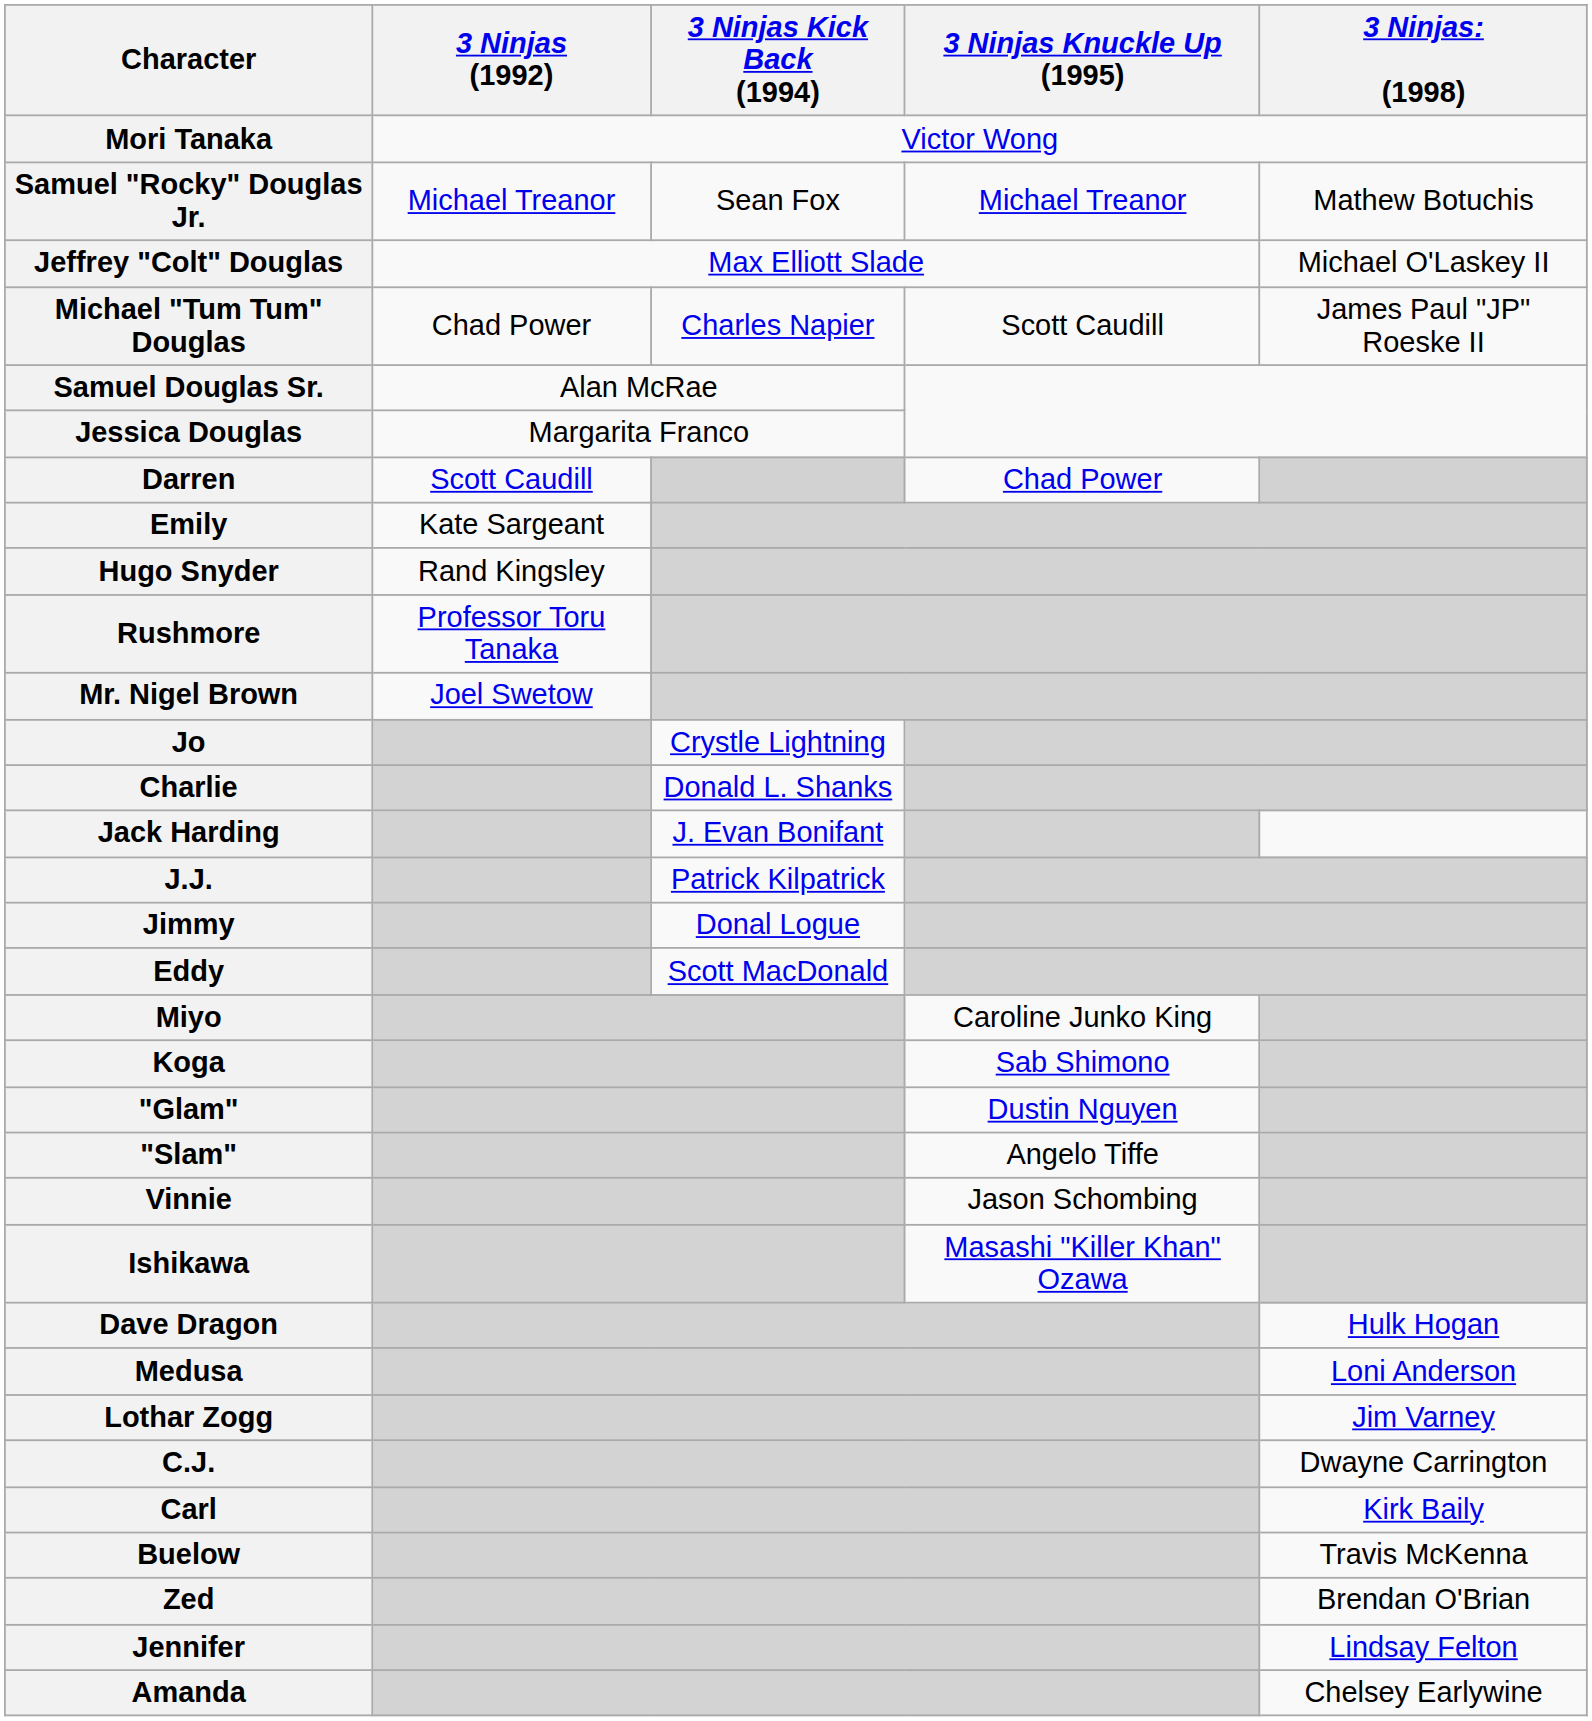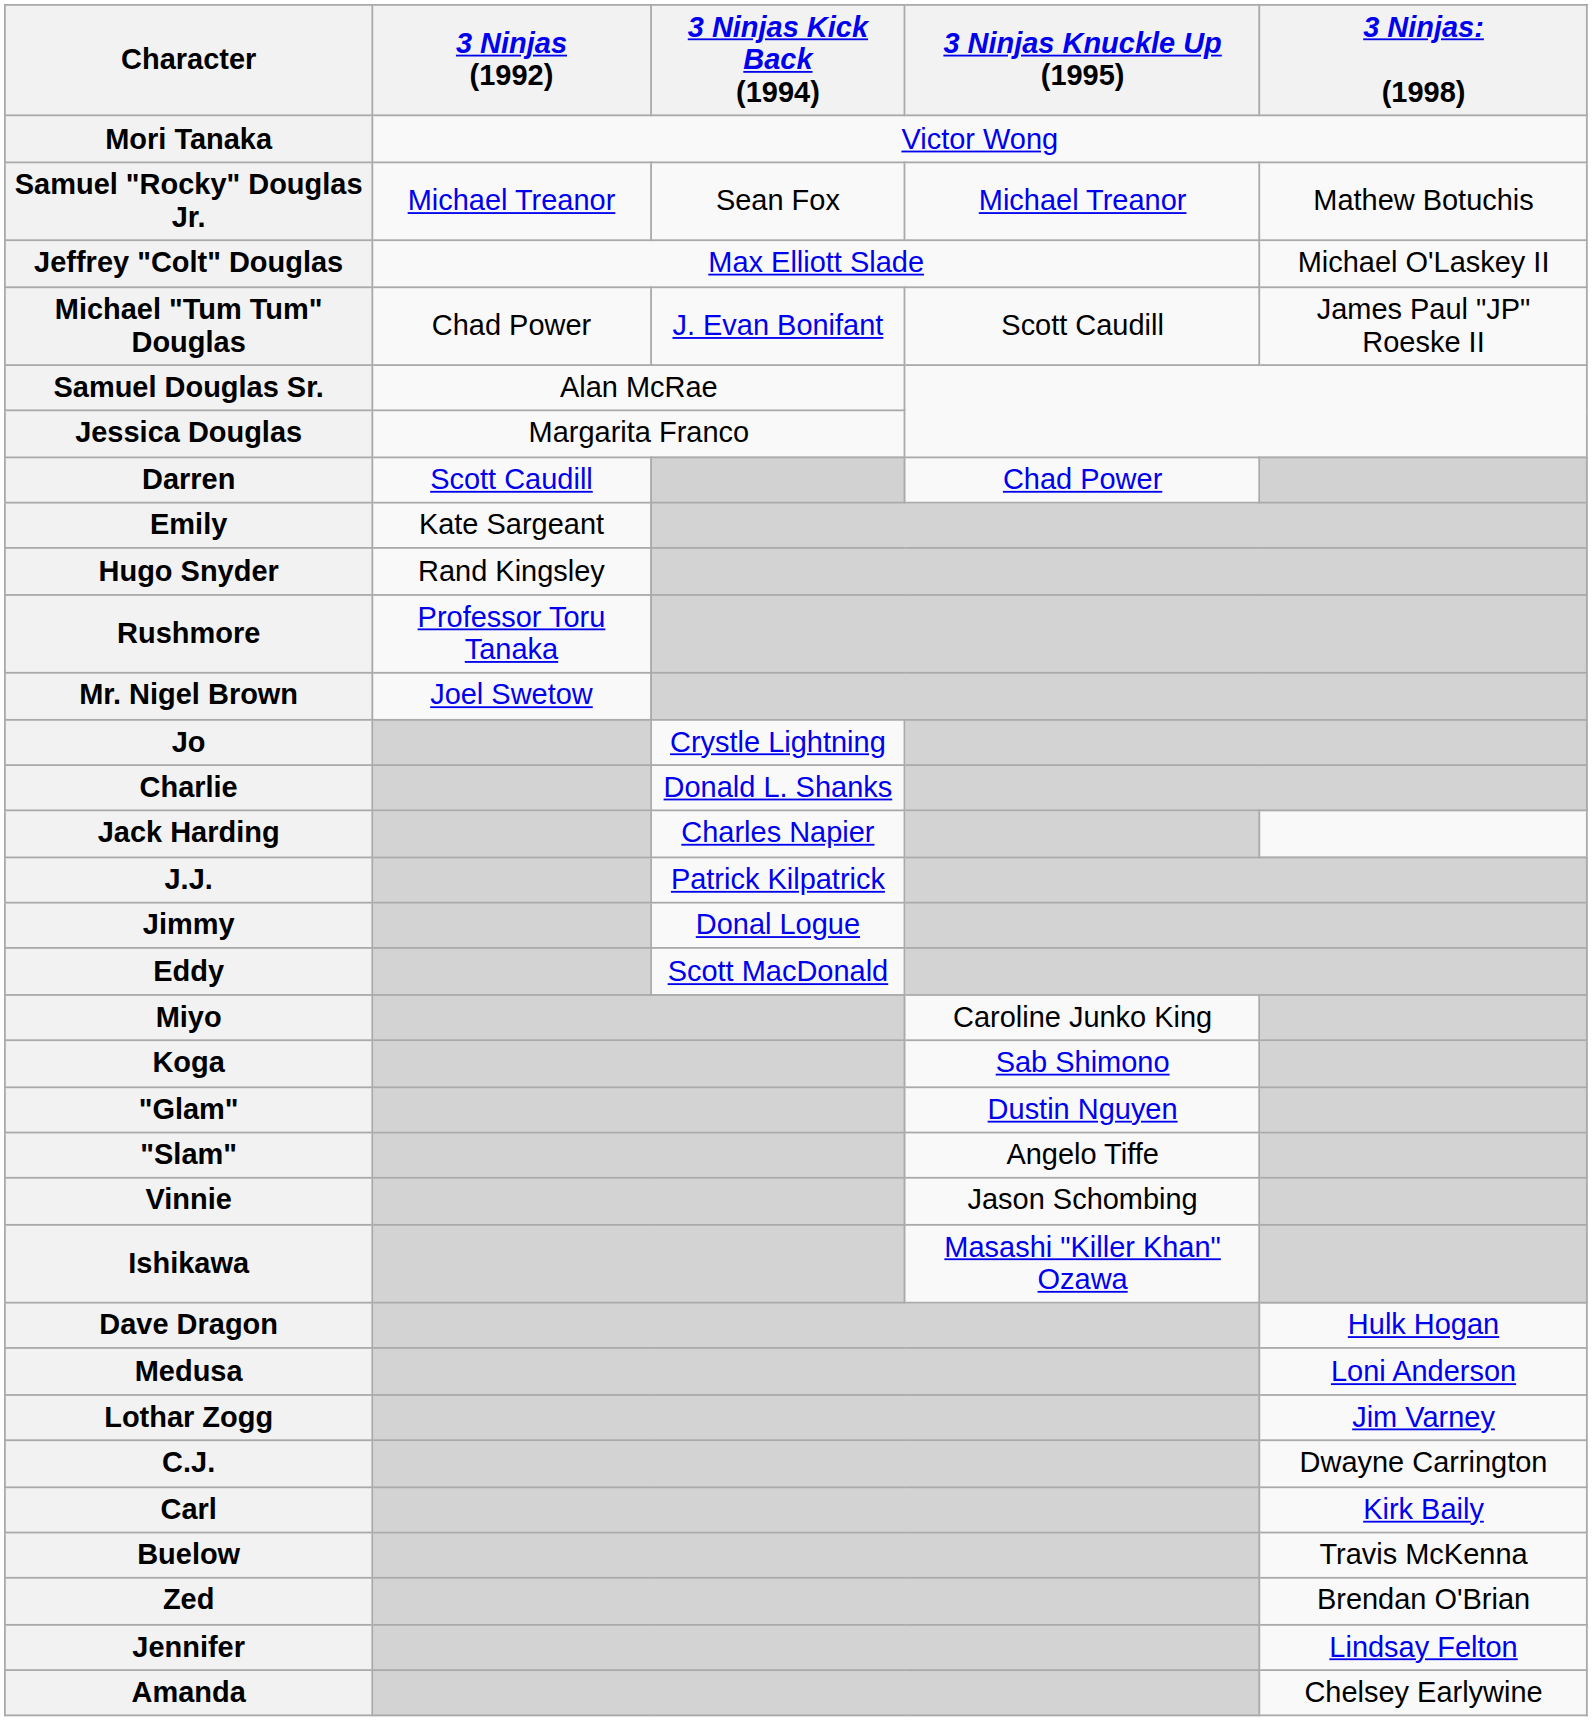(778, 325) Charles Napier -> (778, 325) J. Evan Bonifant
(778, 833) J. Evan Bonifant -> (778, 833) Charles Napier
